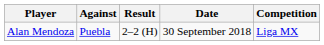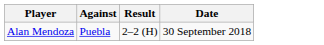- column: (287, 13)
